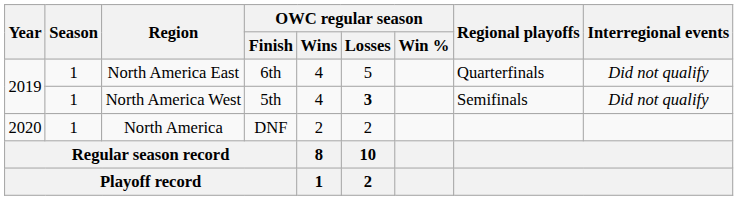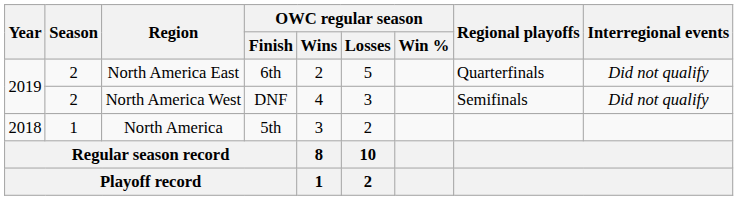(74, 72) 1 -> (74, 72) 2
(319, 72) 4 -> (319, 72) 2
(74, 100) 1 -> (74, 100) 2
(271, 100) 5th -> (271, 100) DNF
(368, 100) bold -> (368, 100) normal
(25, 127) 2020 -> (25, 127) 2018
(271, 127) DNF -> (271, 127) 5th
(319, 127) 2 -> (319, 127) 3
